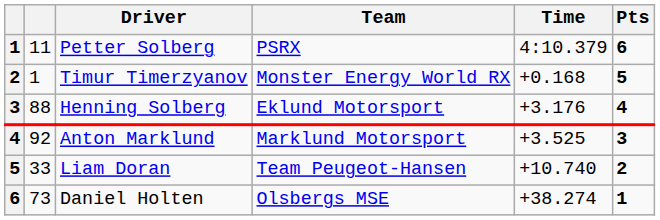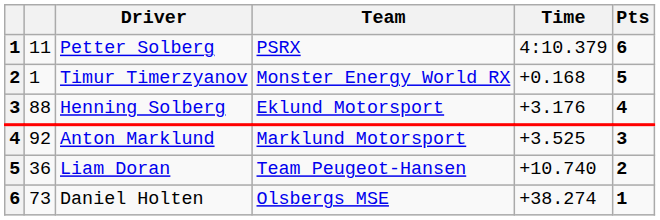(40, 170) 33 -> (40, 170) 36
